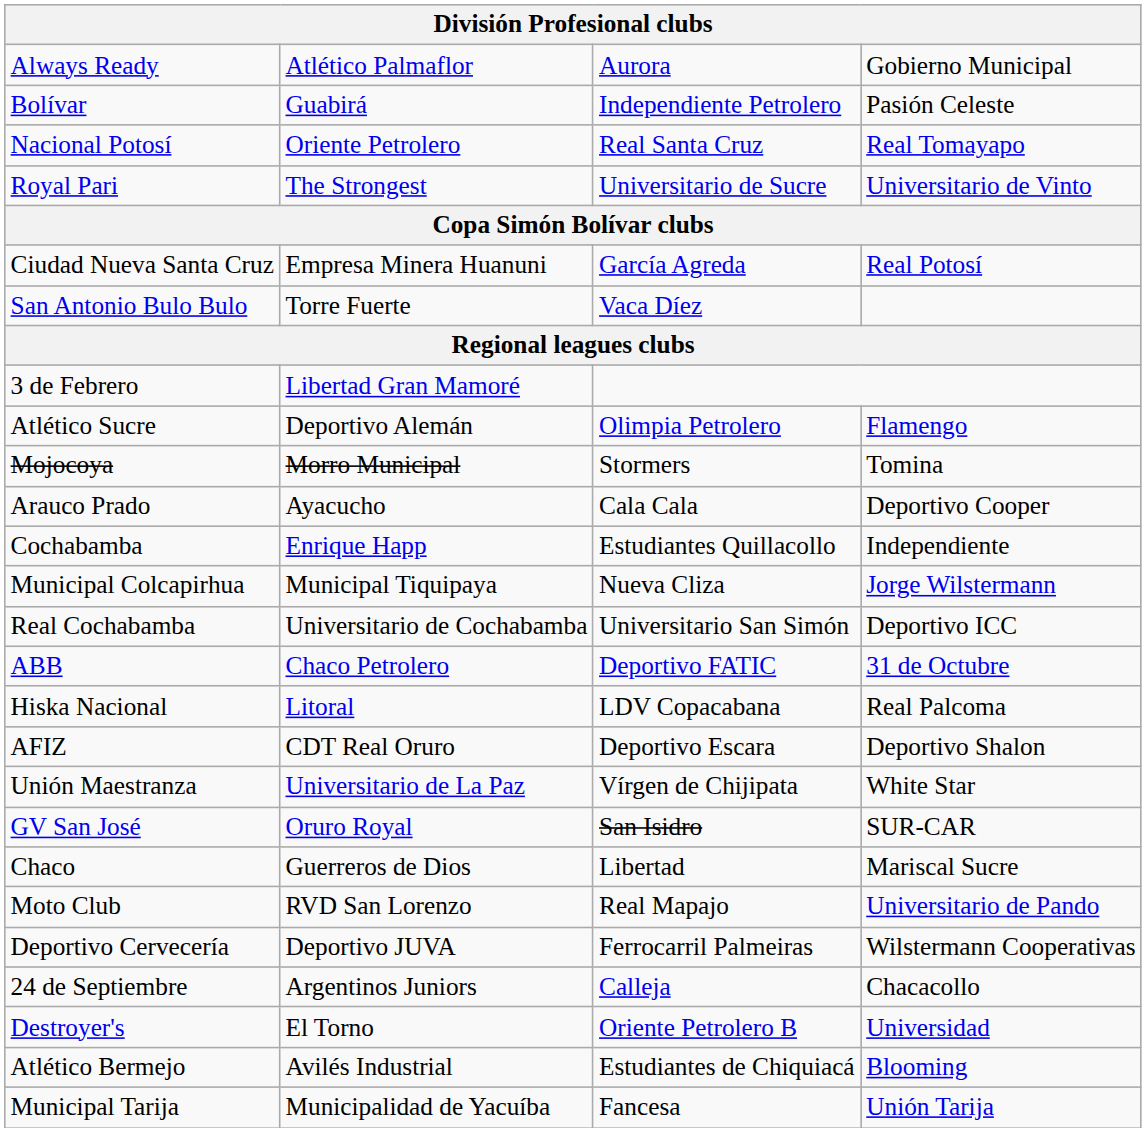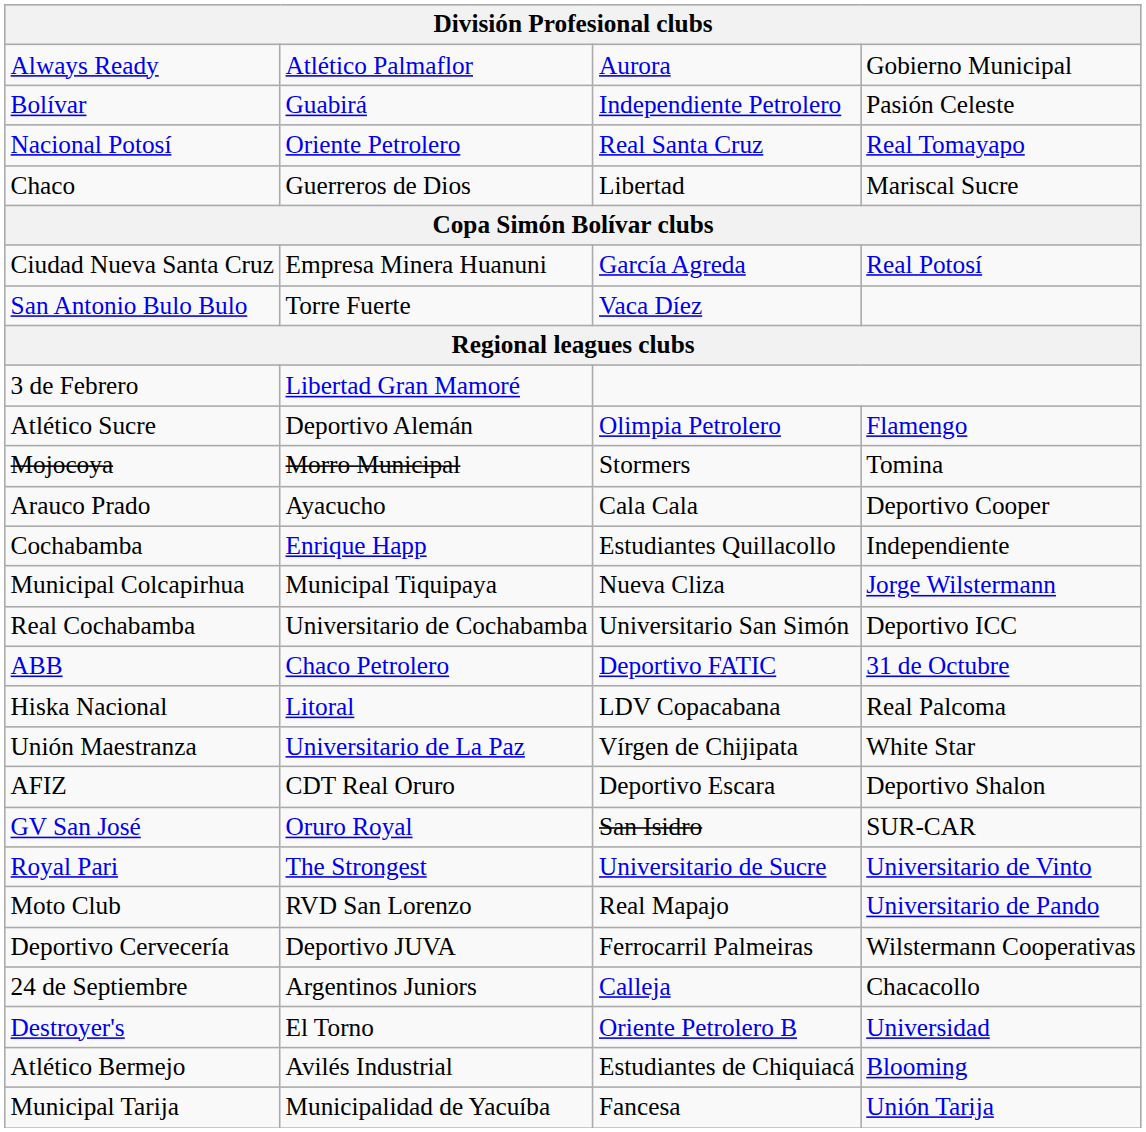rows swapped: (64, 184) <-> (43, 866)
rows swapped: (104, 786) <-> (39, 746)
